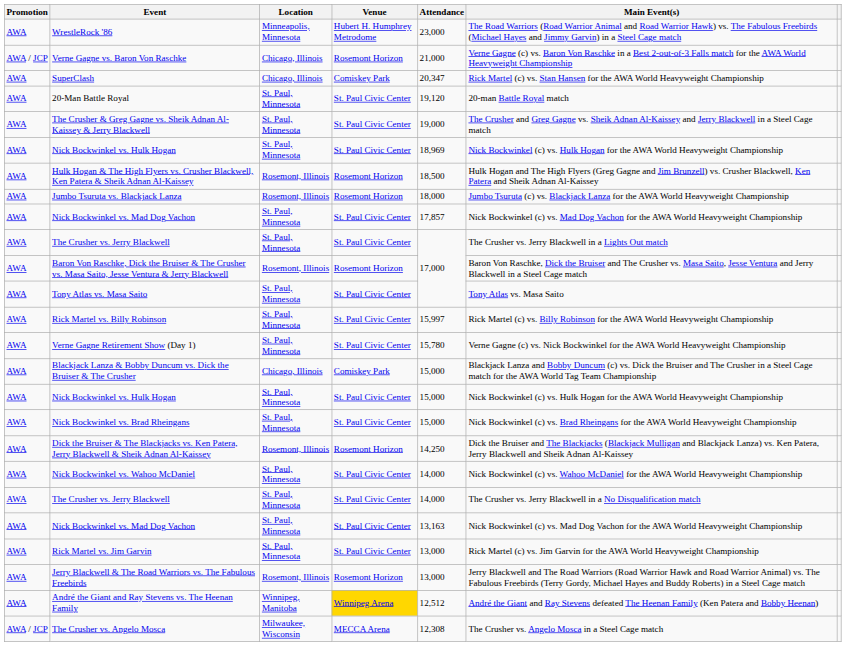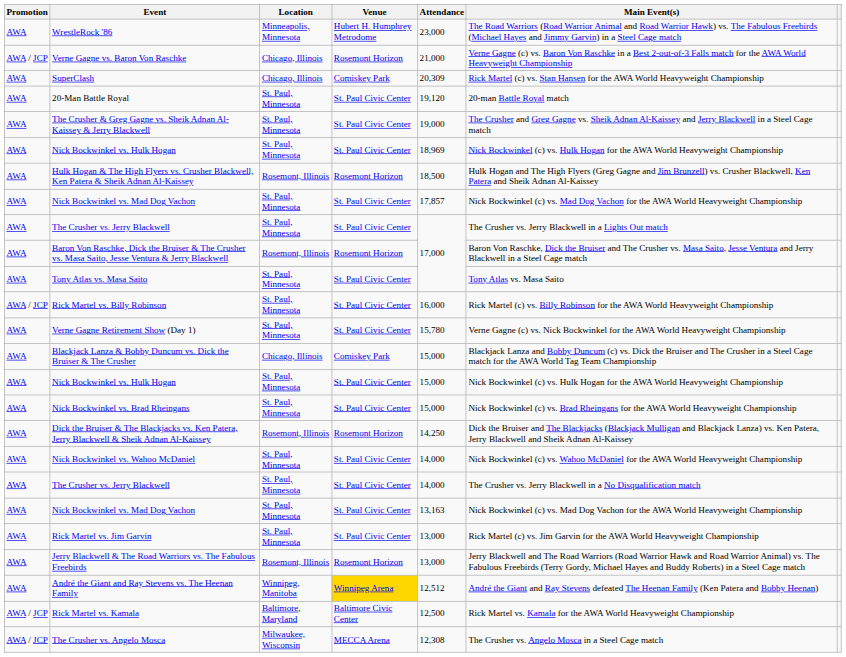(432, 78) 20,347 -> (432, 78) 20,309
- row: (117, 196)
(16, 319) AWA -> (27, 304) AWA / JCP
(432, 319) 15,997 -> (432, 304) 16,000
+ row: (96, 613)
